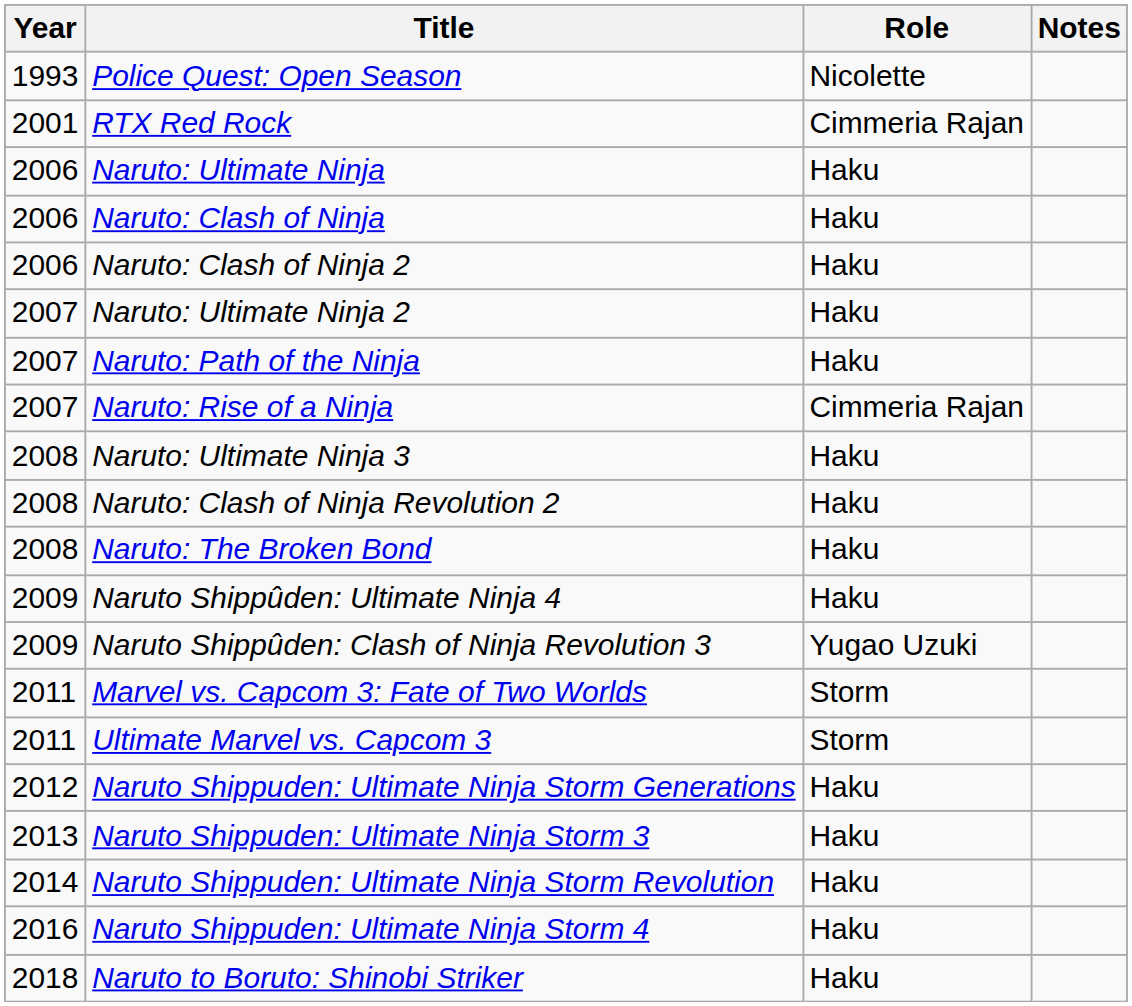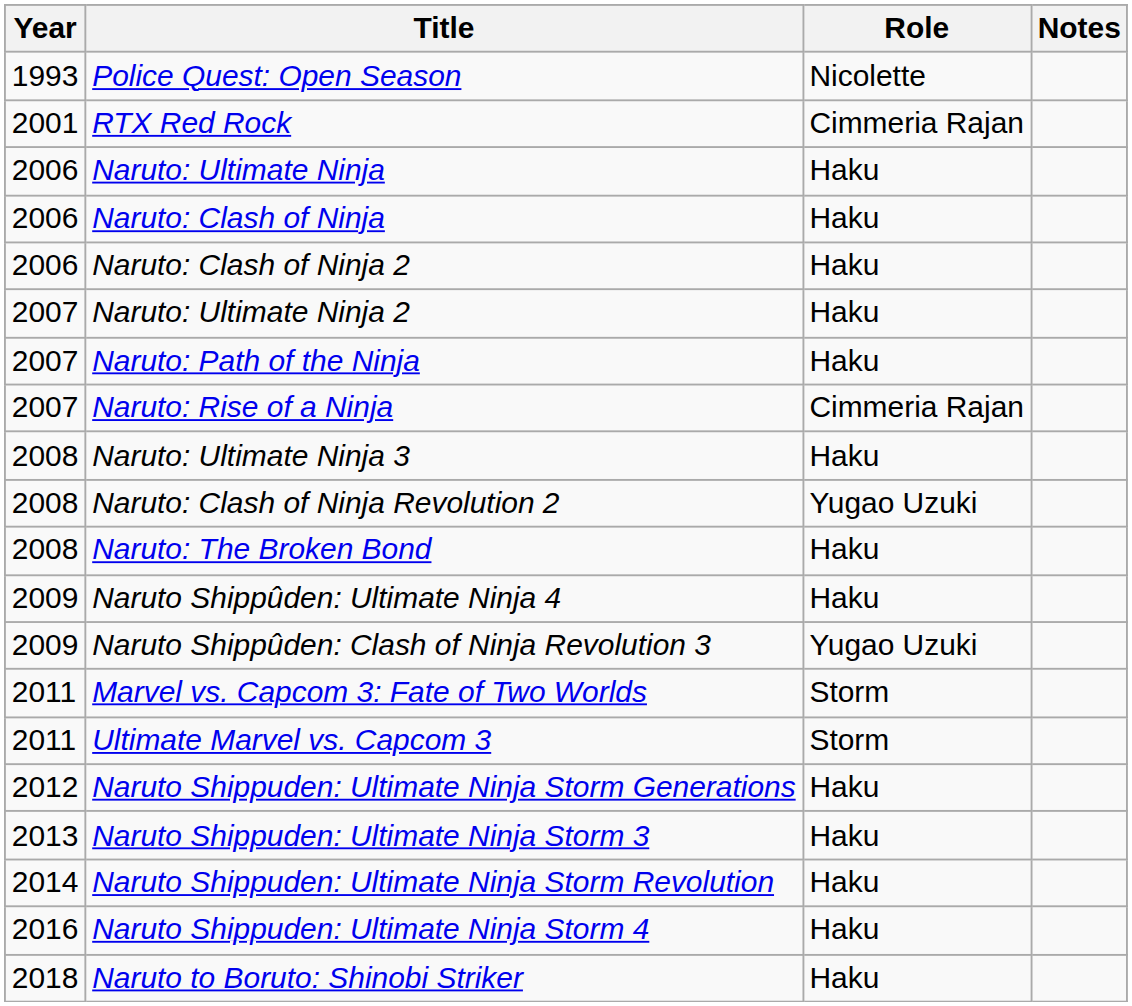(844, 502) Haku -> (893, 502) Yugao Uzuki
